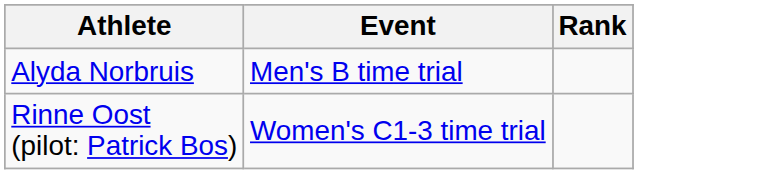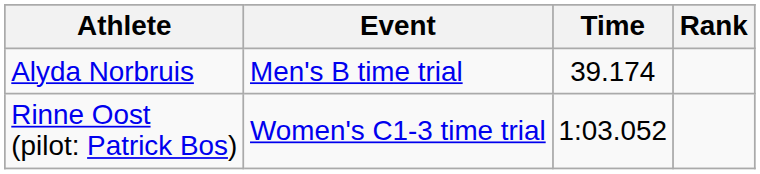+ column: (613, 26)
